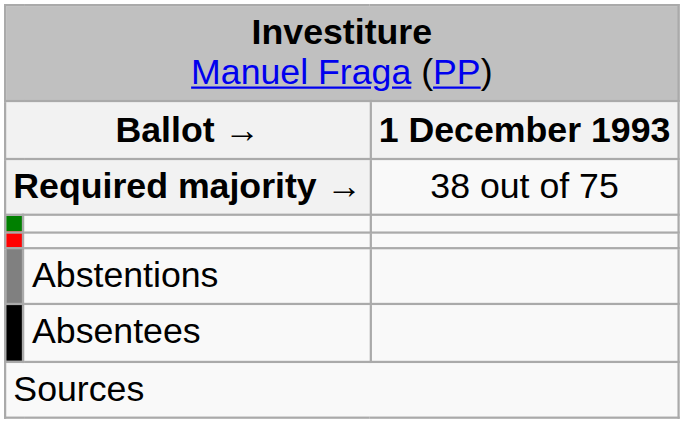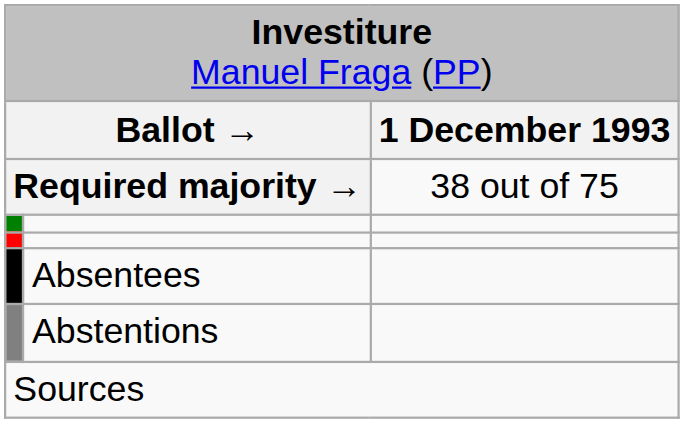rows swapped: (14, 276) <-> (14, 333)
